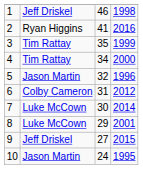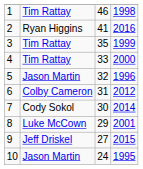(47, 12) Jeff Driskel -> (47, 12) Tim Rattay
(103, 60) 34 -> (103, 60) 33
(54, 108) Luke McCown -> (48, 108) Cody Sokol
